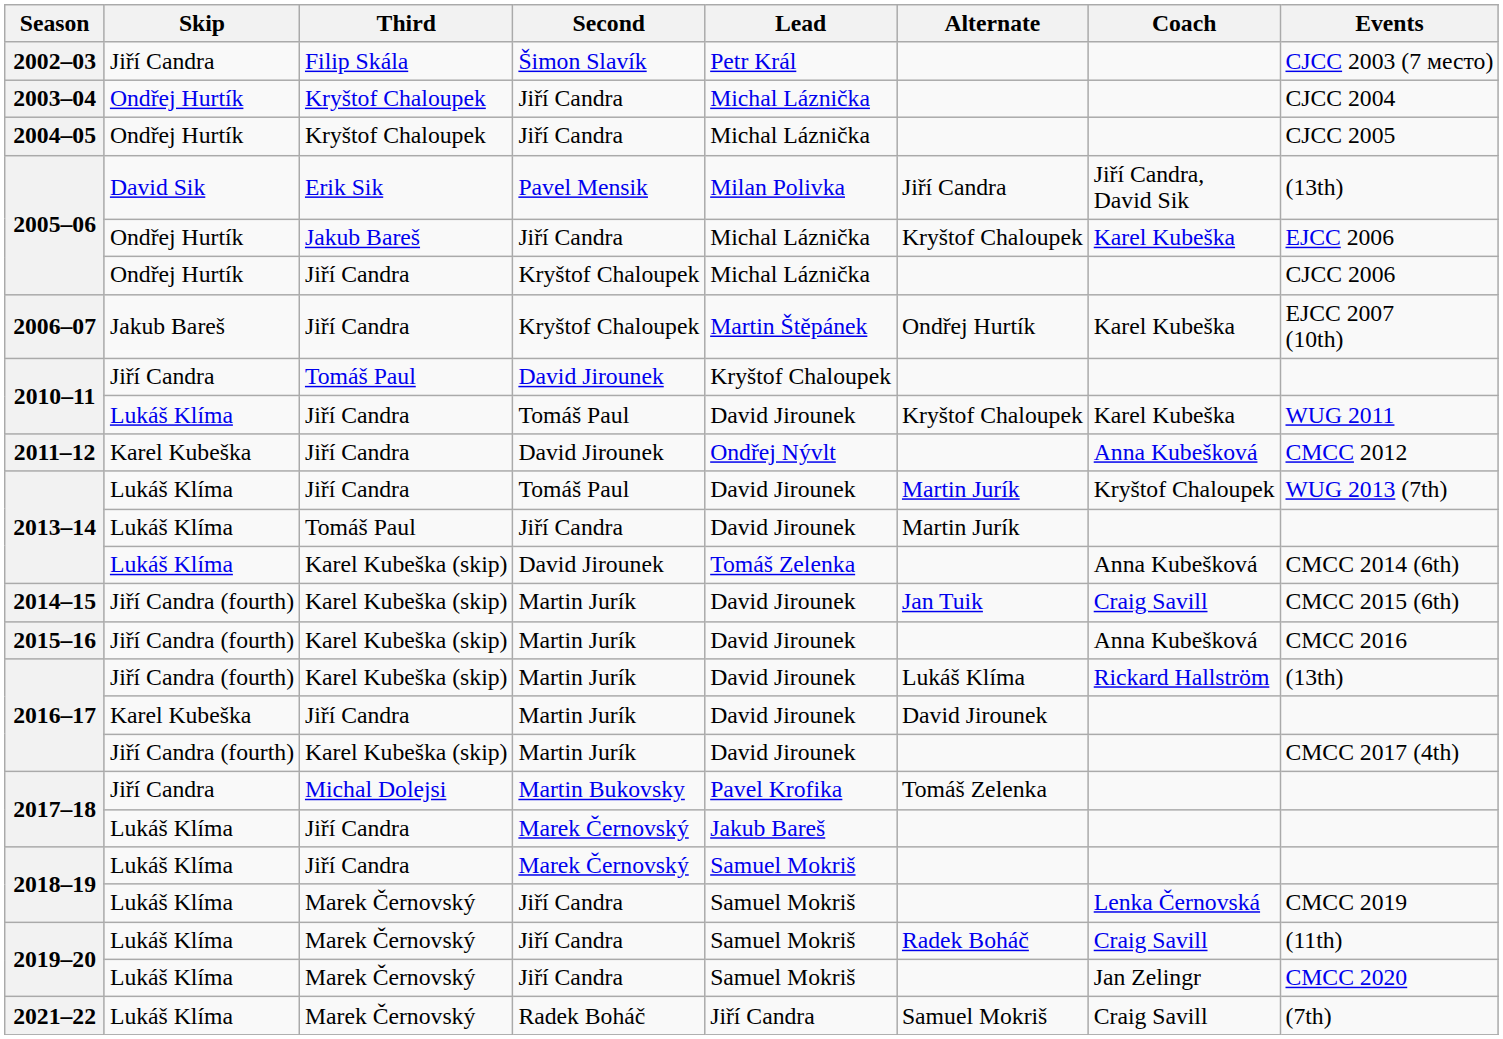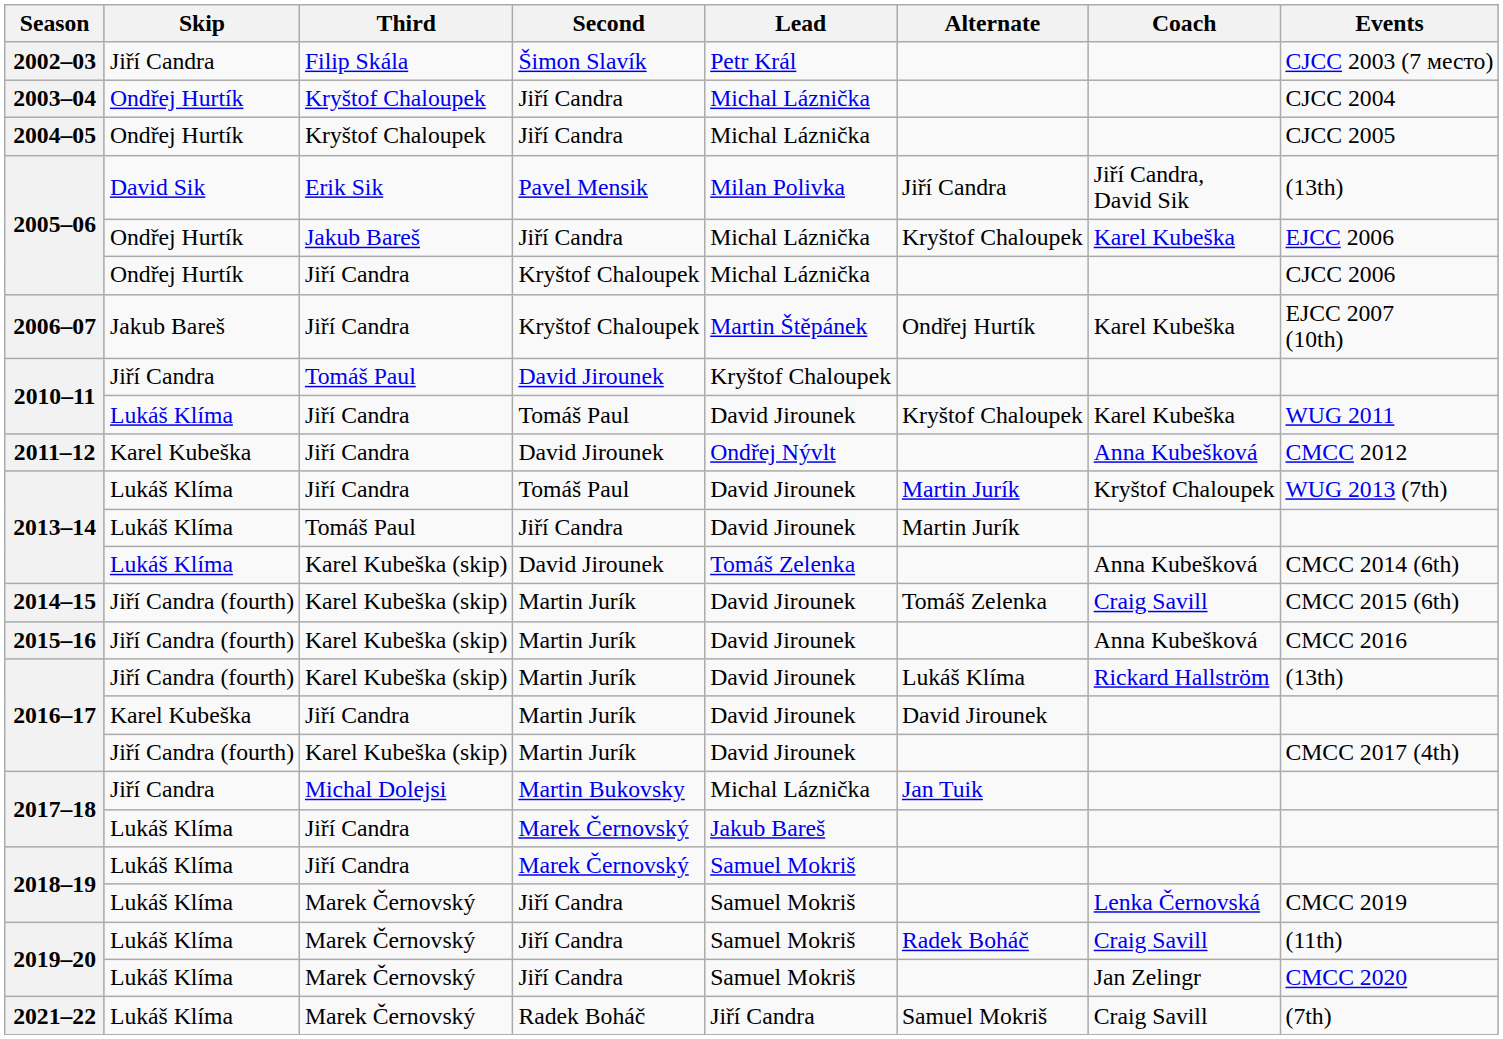(942, 602) Jan Tuik -> (974, 602) Tomáš Zelenka
(776, 790) Pavel Krofika -> (790, 790) Michal Láznička
(974, 790) Tomáš Zelenka -> (942, 790) Jan Tuik
